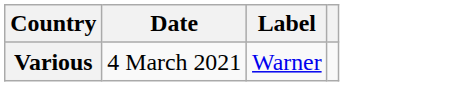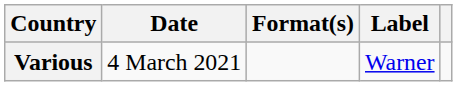+ column: (303, 23)
